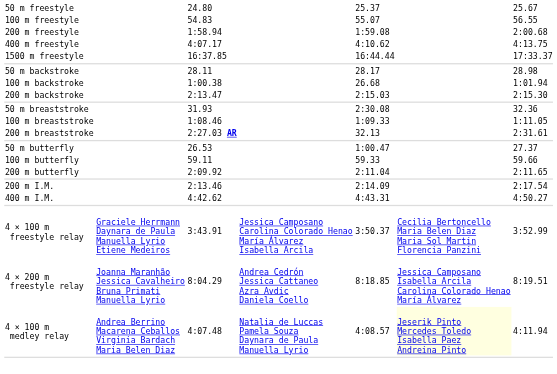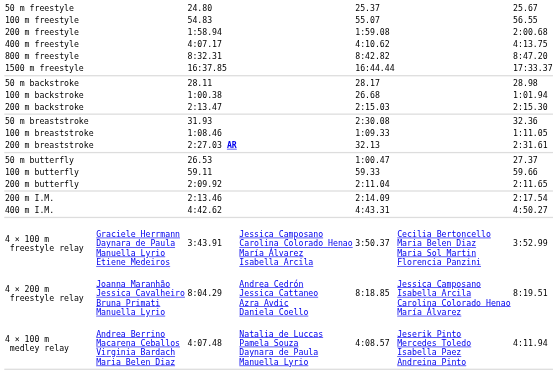+ row: (42, 56)
(434, 336) lightyellow background -> (434, 348) no background
